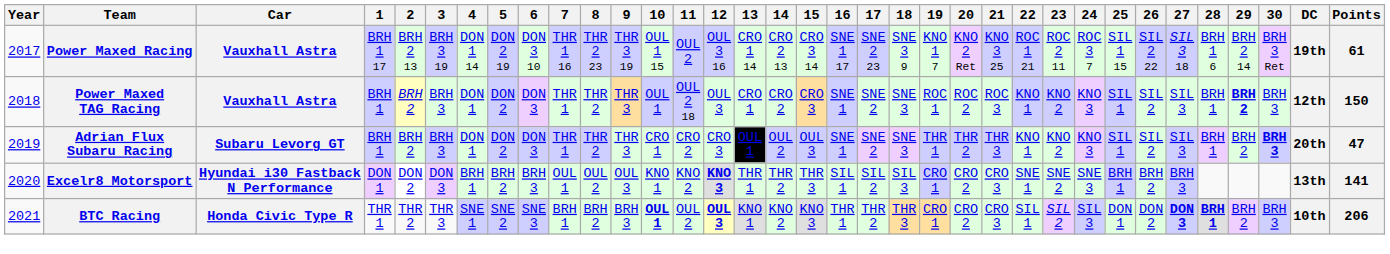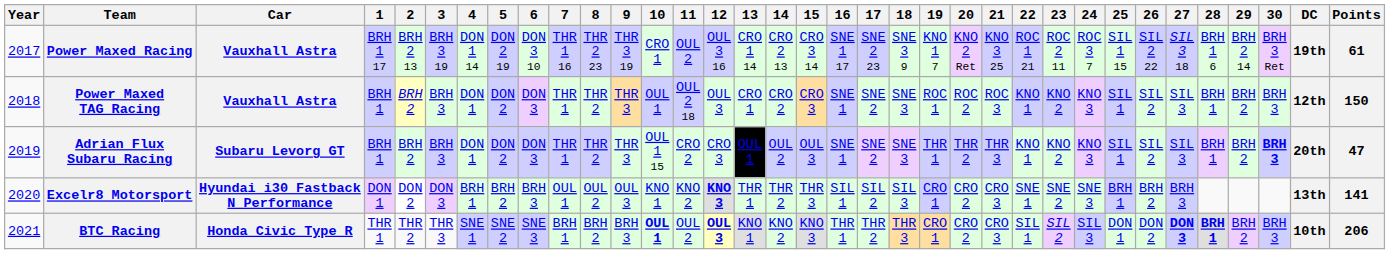(657, 51) OUL 1 15 -> (657, 51) CRO 1
(1244, 102) bold -> (1244, 102) normal
(657, 145) CRO 1 -> (657, 152) OUL 1 15
